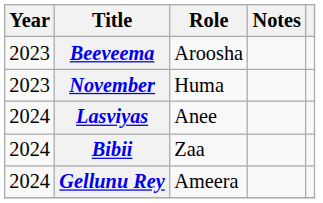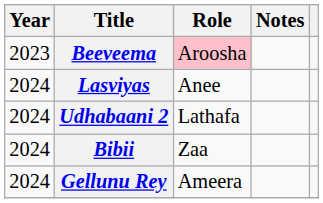(209, 52) no background -> (212, 52) pink background
- row: (112, 85)
+ row: (114, 117)
